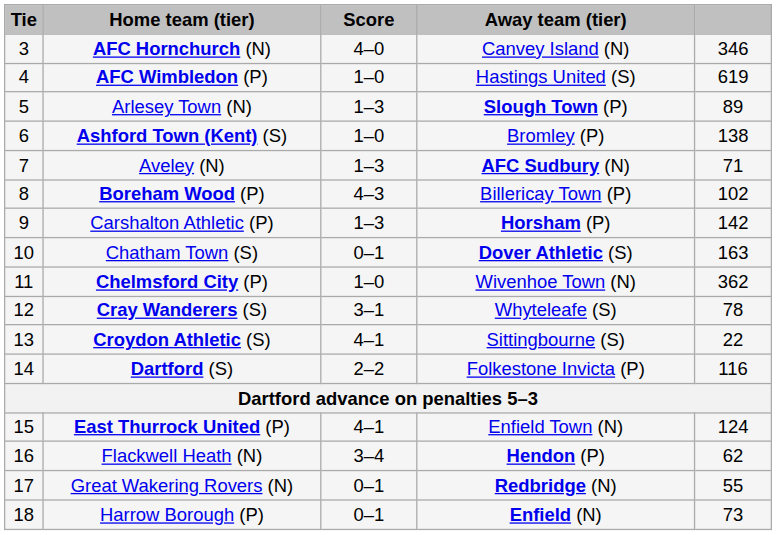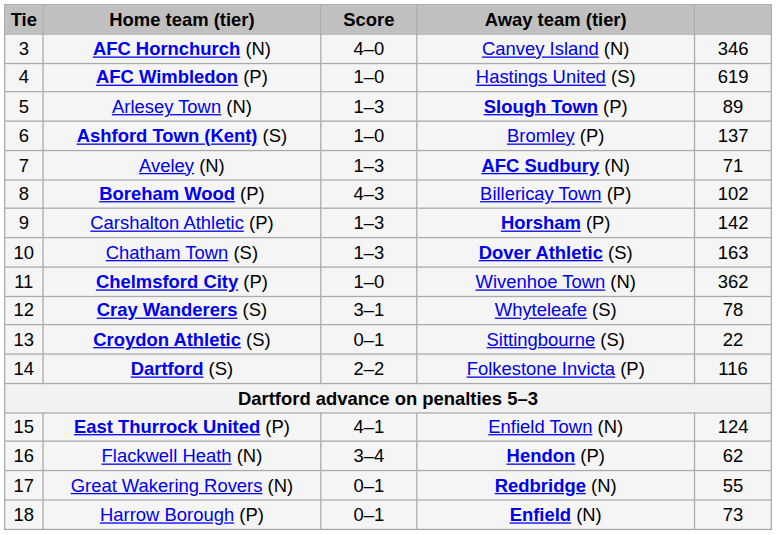(733, 136) 138 -> (733, 136) 137
(369, 253) 0–1 -> (369, 253) 1–3
(369, 340) 4–1 -> (369, 340) 0–1
